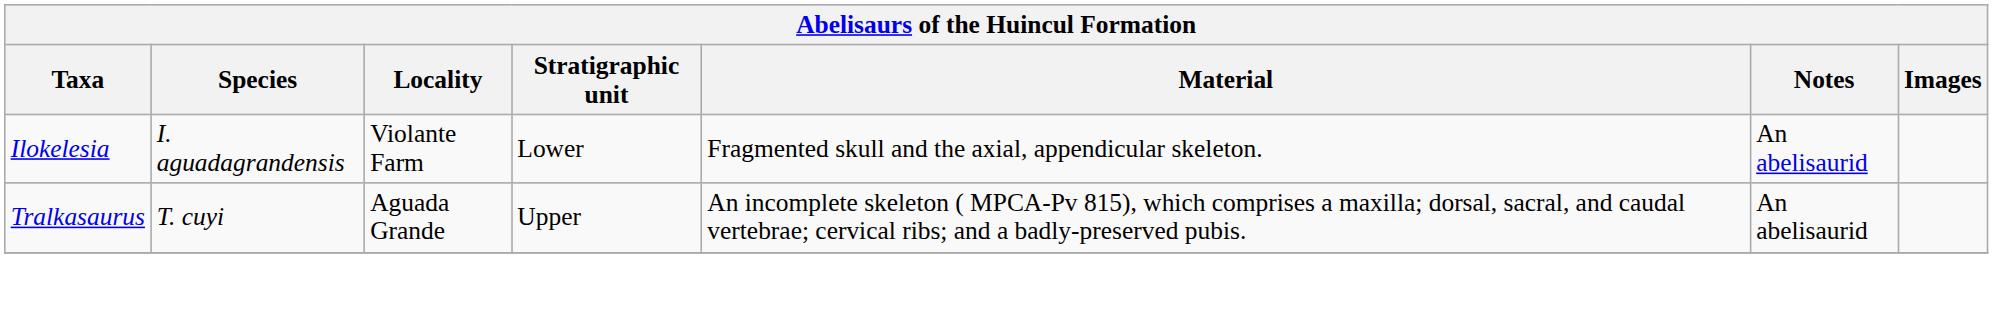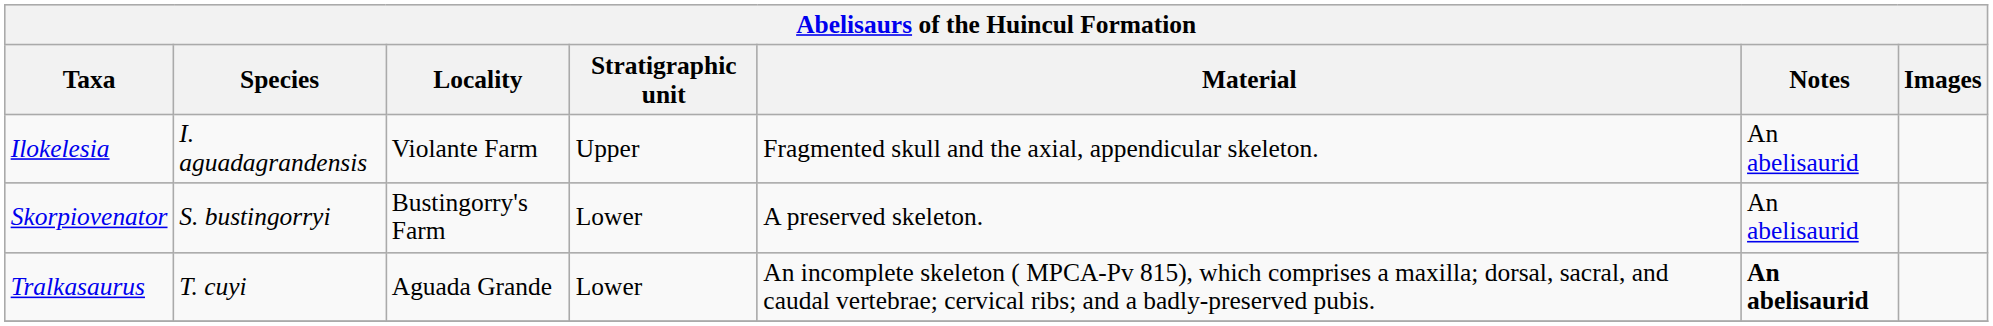(551, 148) Lower -> (608, 148) Upper
+ row: (89, 217)
(549, 217) Upper -> (609, 286) Lower
(1812, 217) normal -> (1808, 286) bold
